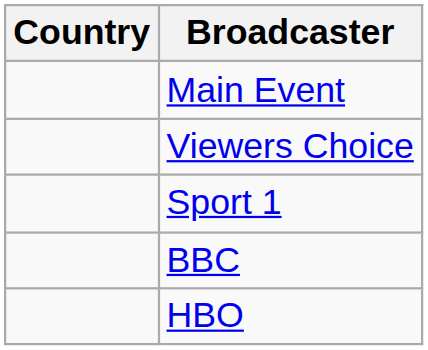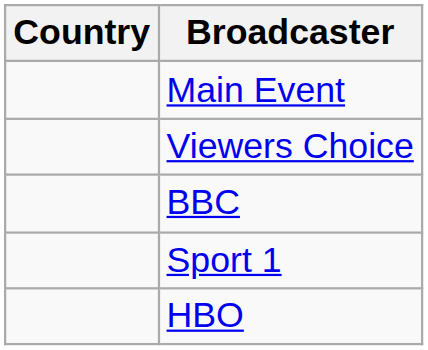rows swapped: (224, 202) <-> (203, 259)
